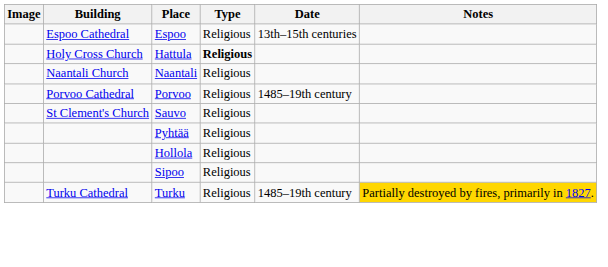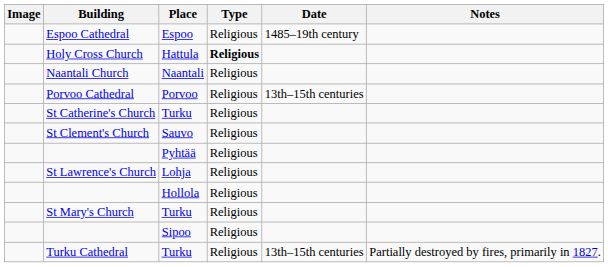(307, 34) 13th–15th centuries -> (312, 34) 1485–19th century
(305, 93) 1485–19th century -> (314, 93) 13th–15th centuries
+ row: (101, 113)
+ row: (101, 172)
+ row: (90, 212)
(305, 192) 1485–19th century -> (314, 251) 13th–15th centuries
(478, 192) gold background -> (485, 251) no background
